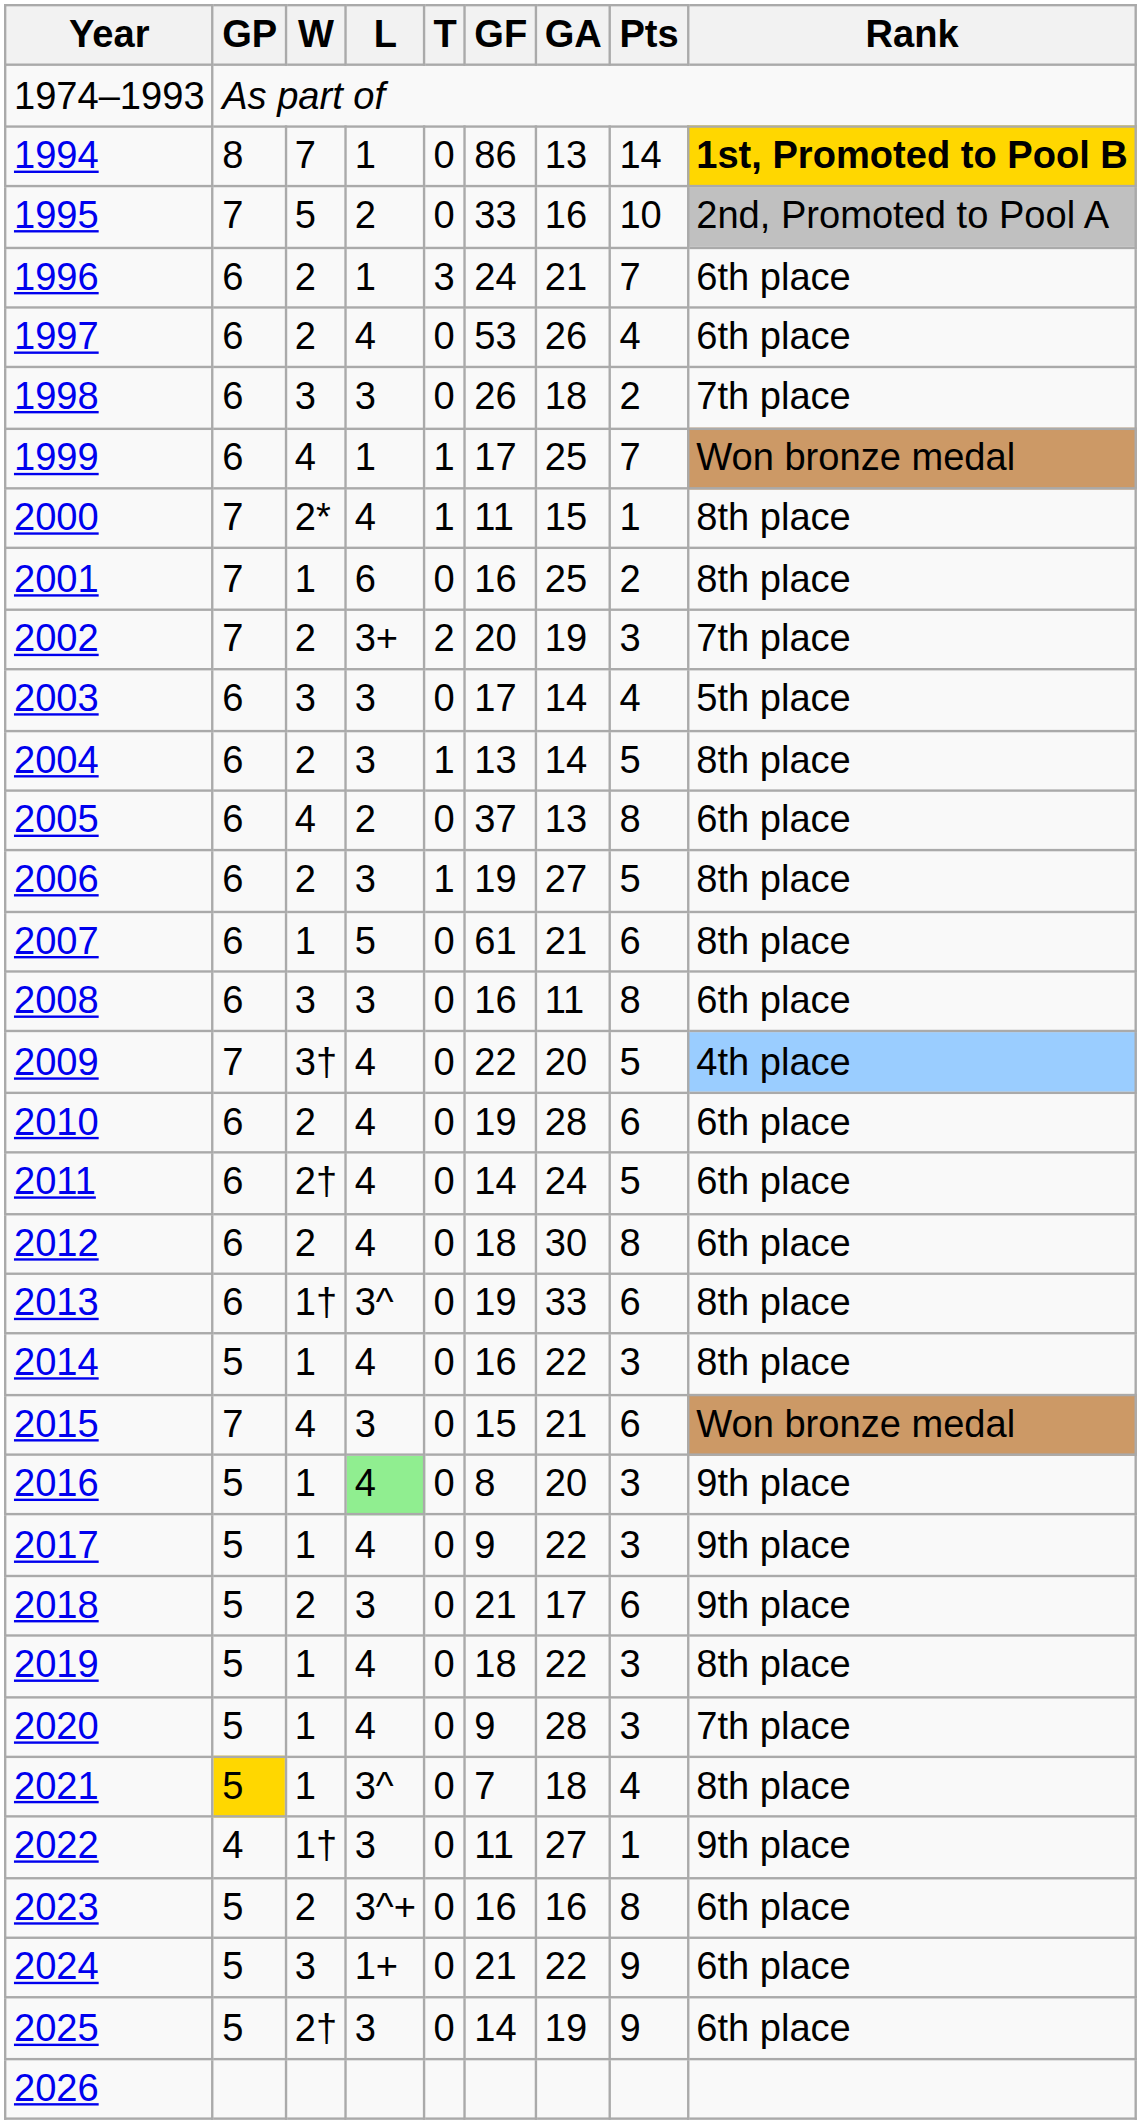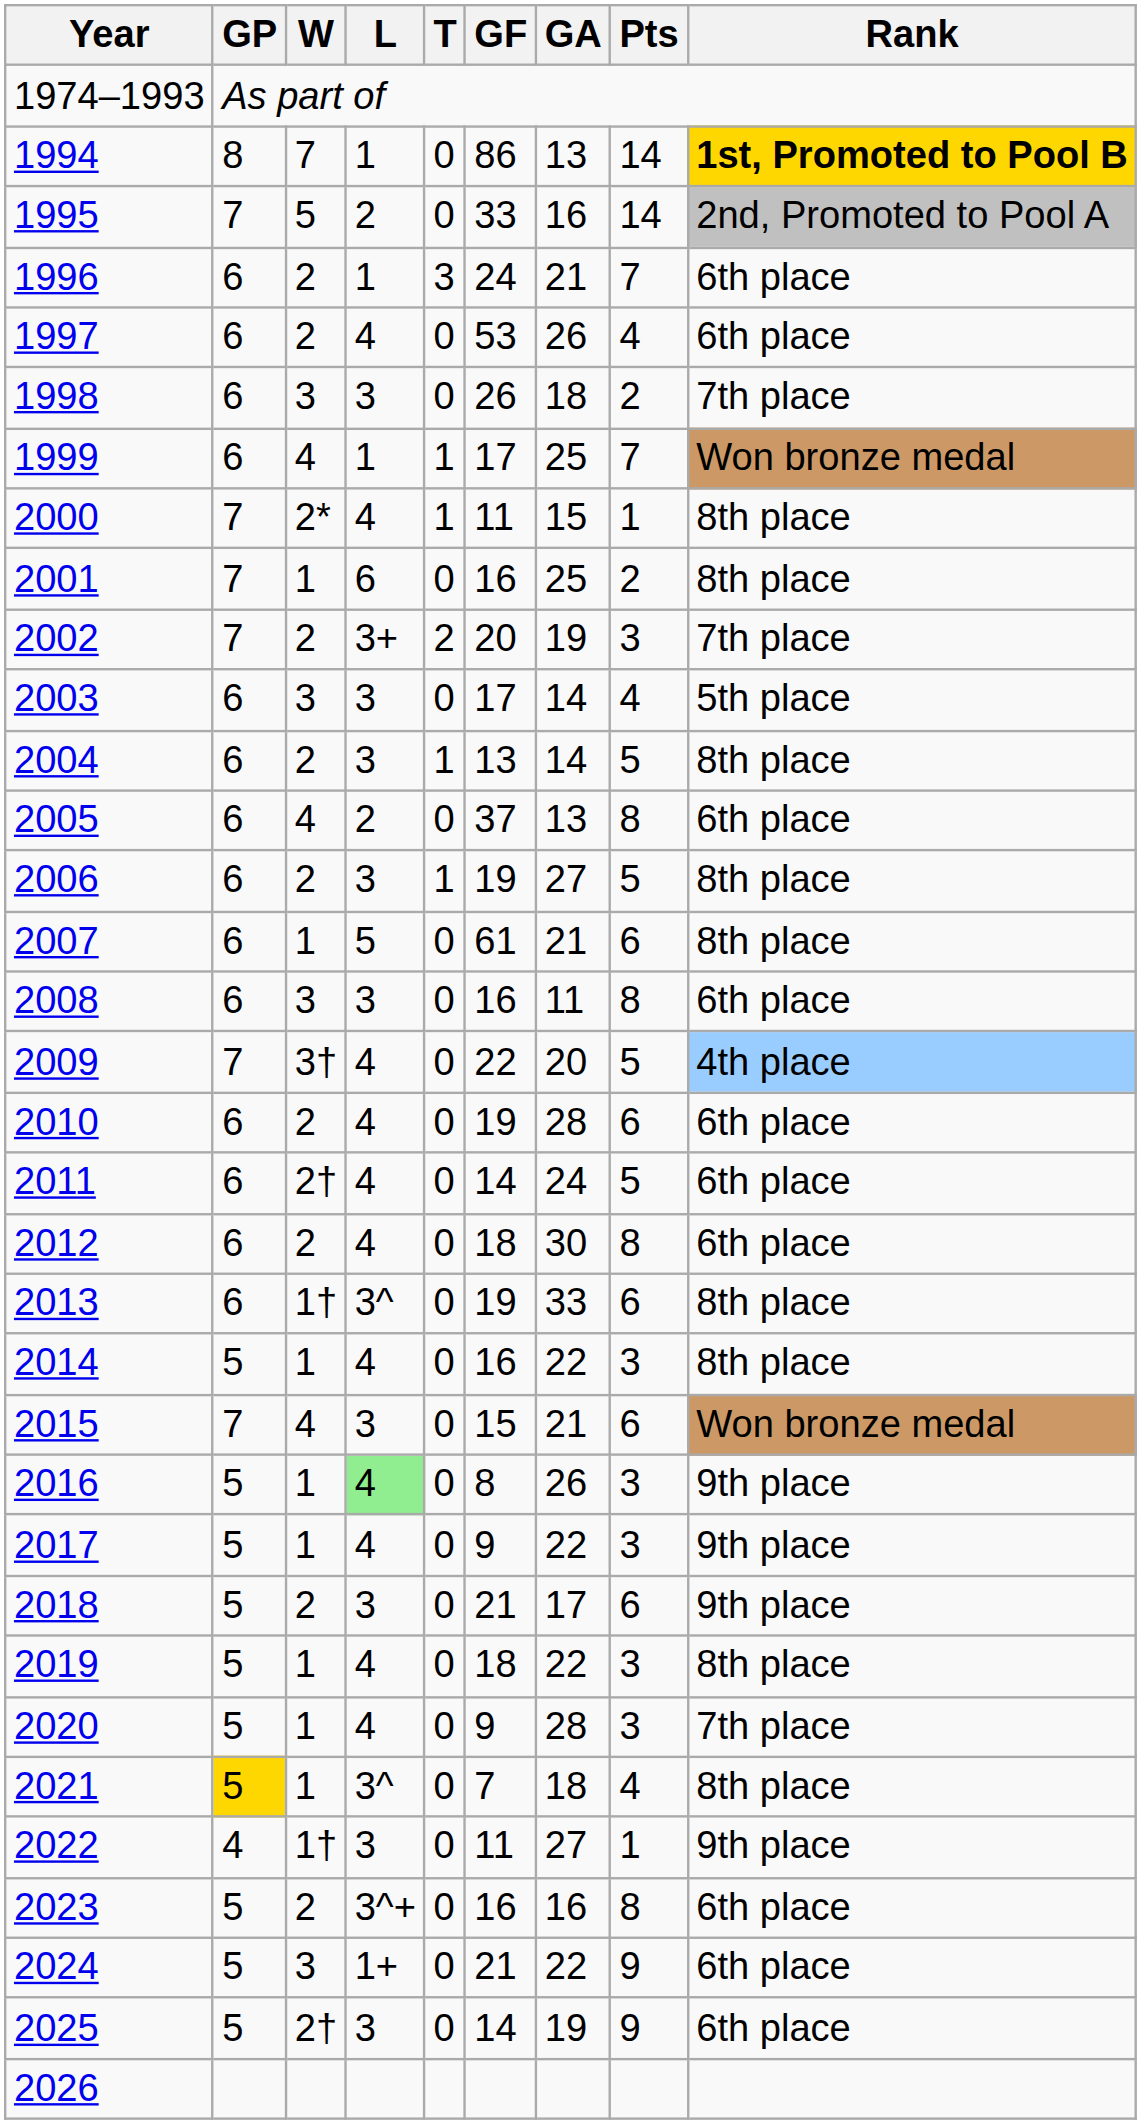(641, 215) 10 -> (641, 215) 14
(566, 1484) 20 -> (566, 1484) 26
